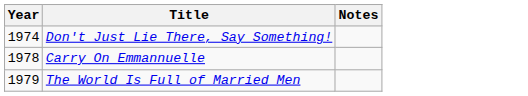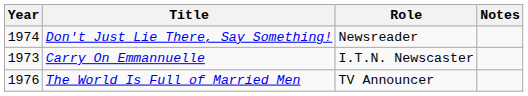+ column: (406, 15)
(24, 59) 1978 -> (24, 59) 1973
(24, 80) 1979 -> (24, 80) 1976
